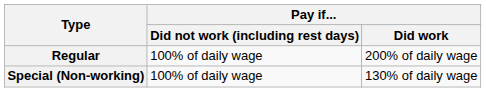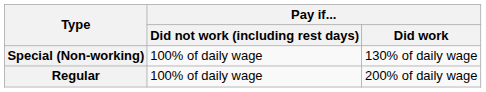rows swapped: (76, 55) <-> (76, 76)
